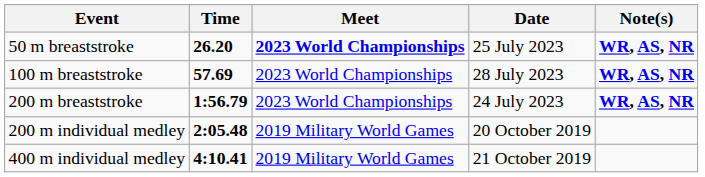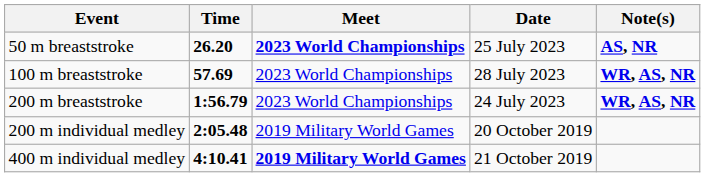(647, 46) WR, AS, NR -> (629, 46) AS, NR
(355, 158) normal -> (361, 158) bold
